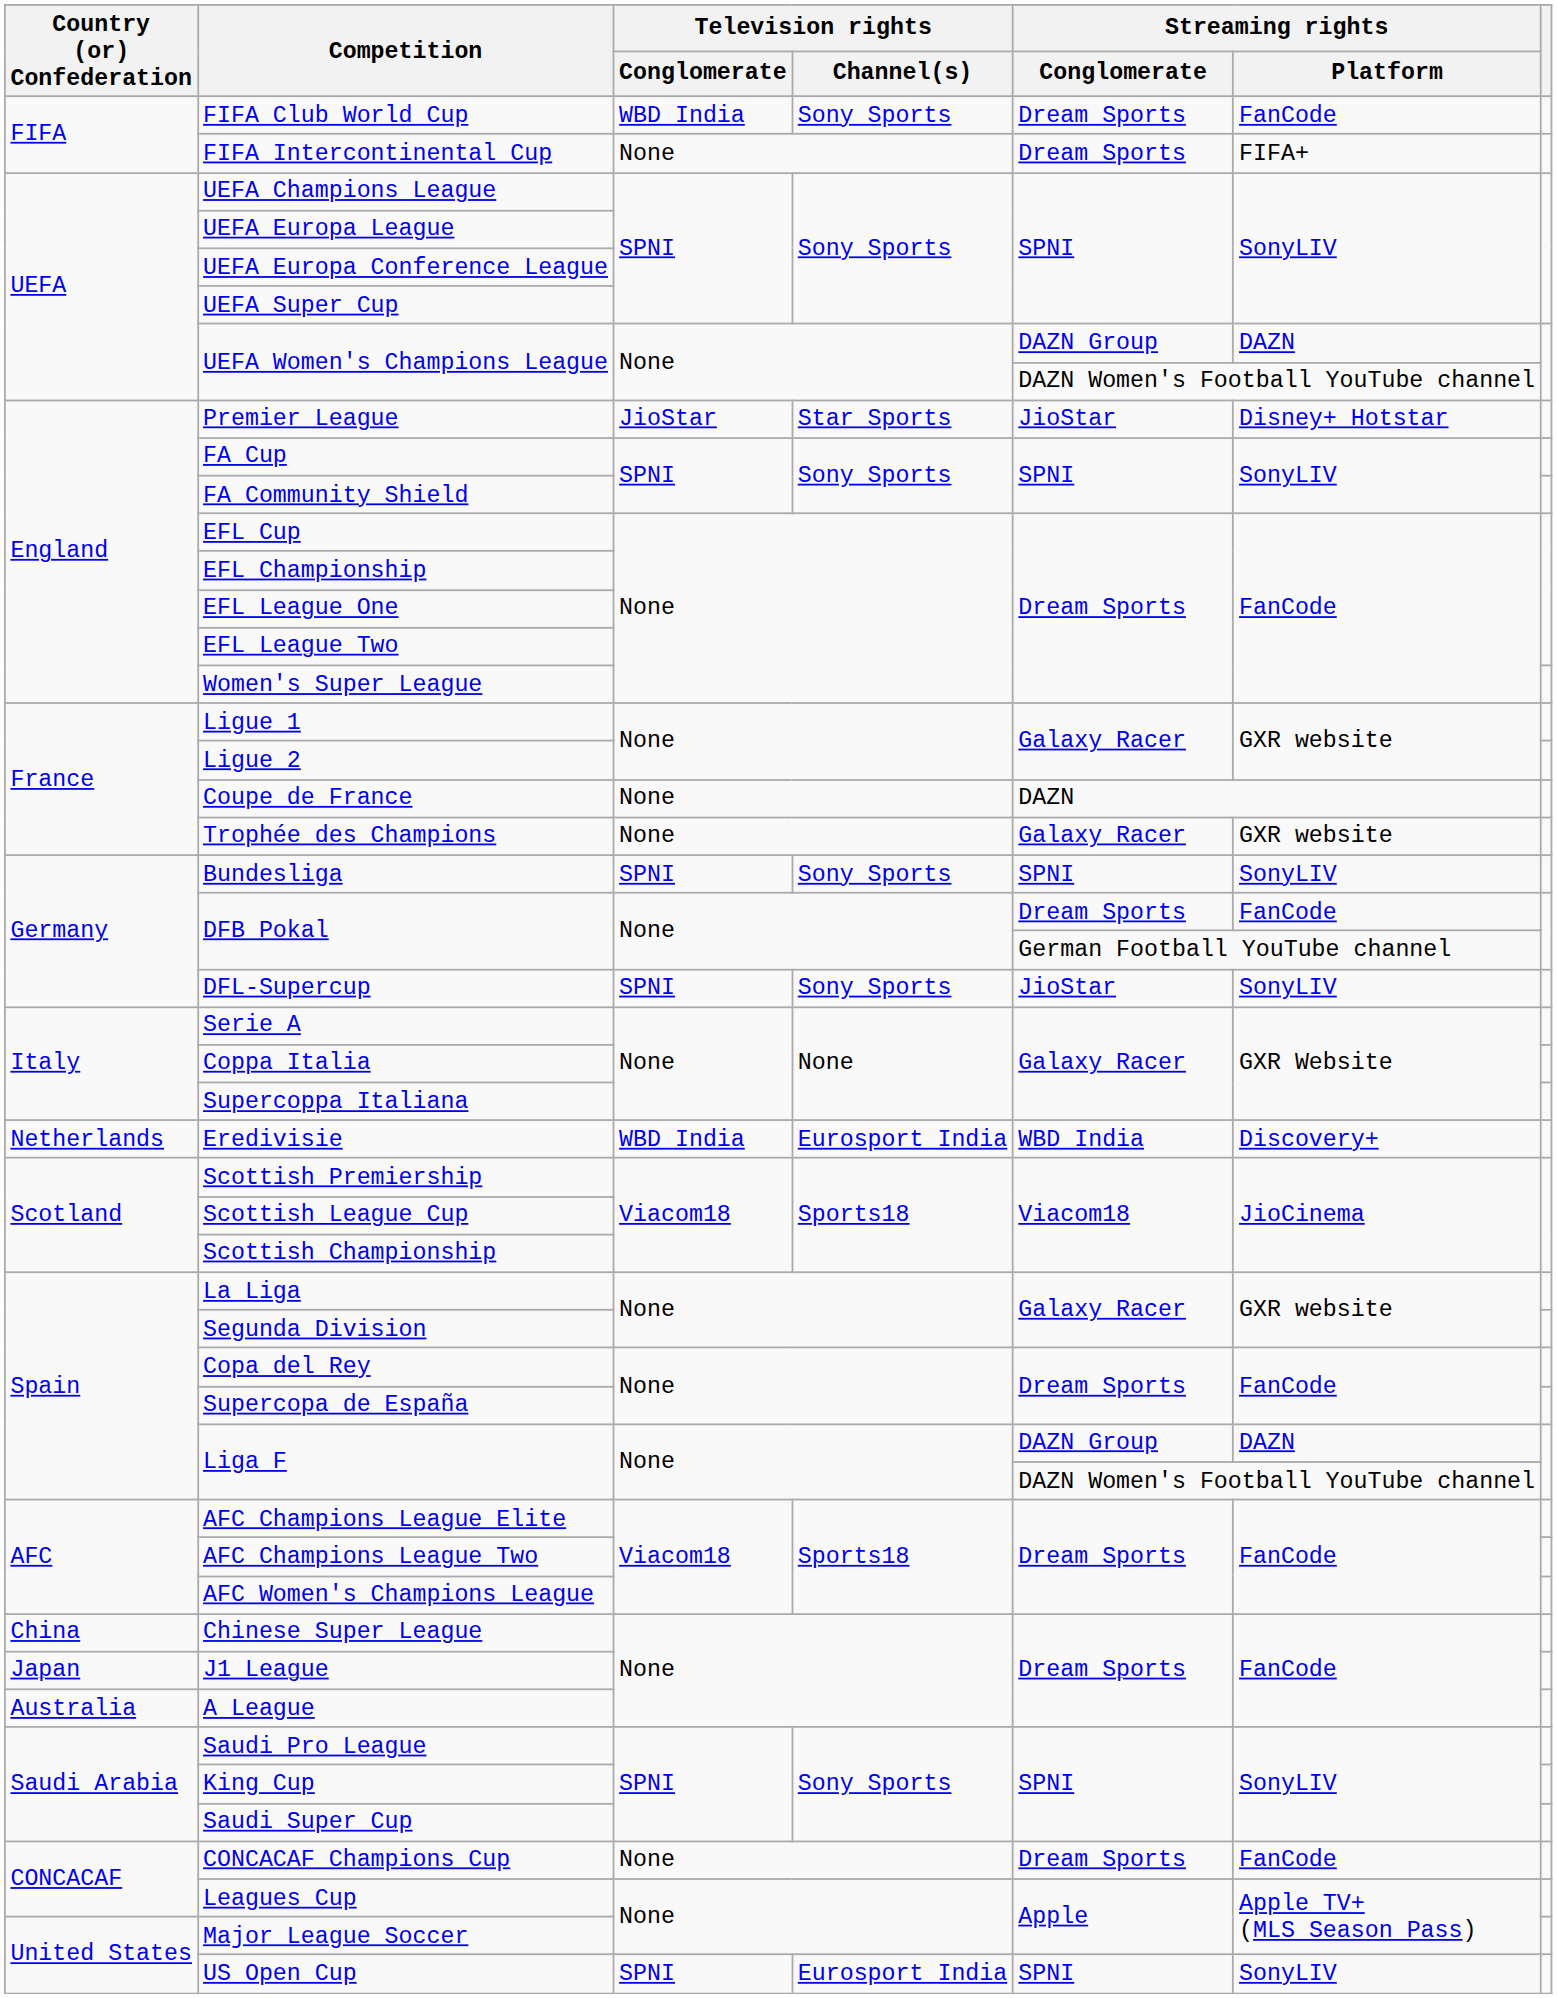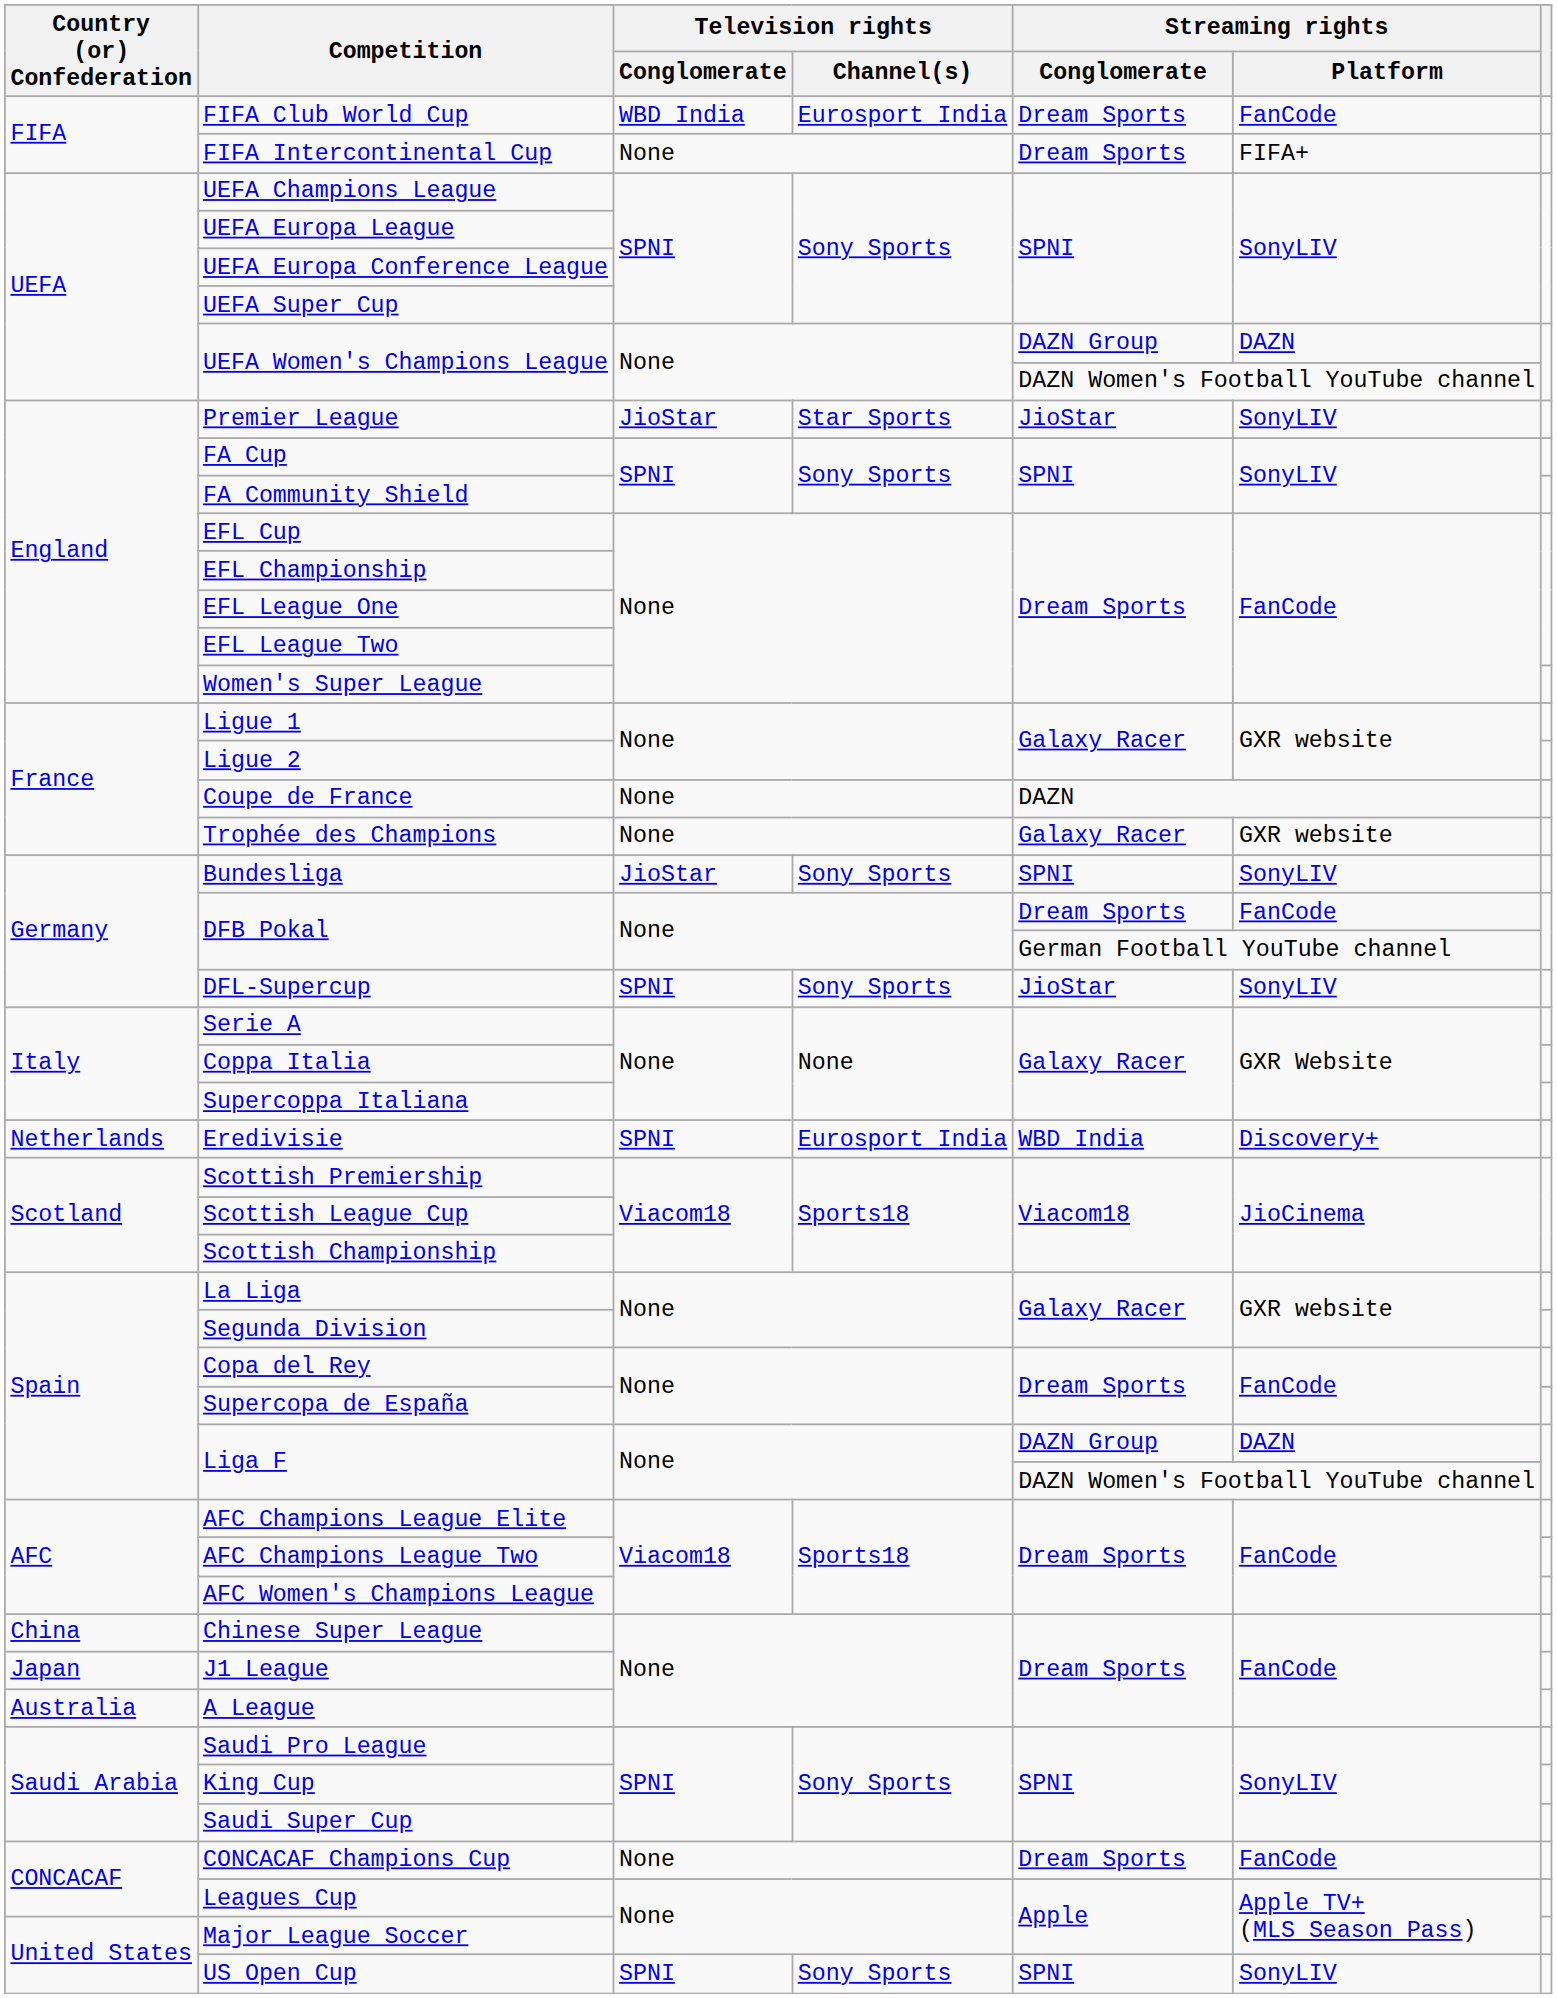(875, 115) Sony Sports -> (903, 115) Eurosport India
(1344, 419) Disney+ Hotstar -> (1288, 419) SonyLIV
(647, 874) SPNI -> (668, 874) JioStar
(682, 1139) WBD India -> (647, 1139) SPNI
(903, 1974) Eurosport India -> (875, 1974) Sony Sports
